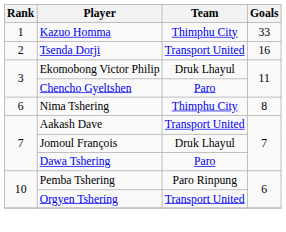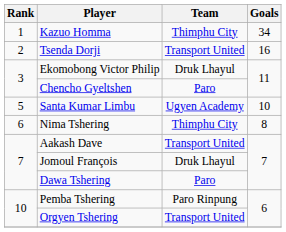(264, 32) 33 -> (264, 32) 34
+ row: (87, 106)
